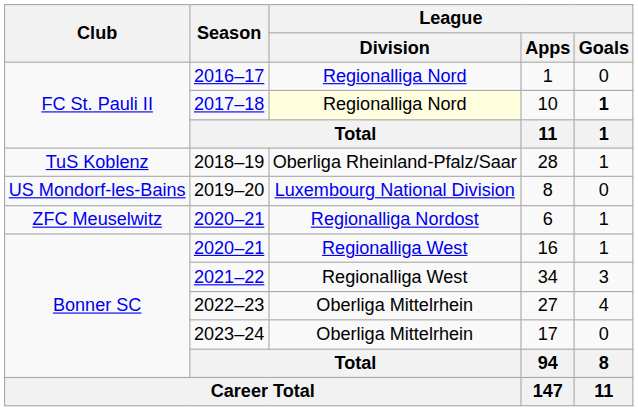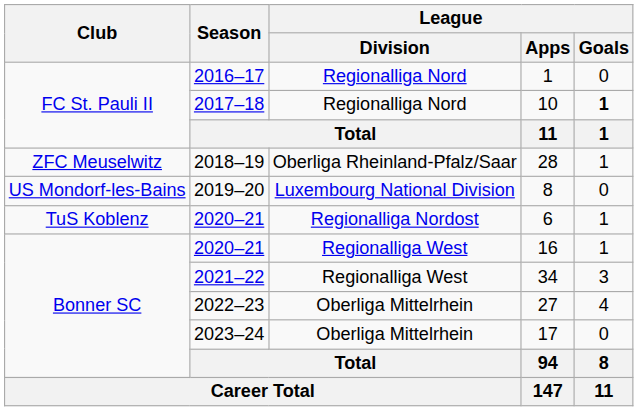(395, 104) lightyellow background -> (395, 104) no background
(97, 162) TuS Koblenz -> (97, 162) ZFC Meuselwitz
(97, 219) ZFC Meuselwitz -> (97, 219) TuS Koblenz
